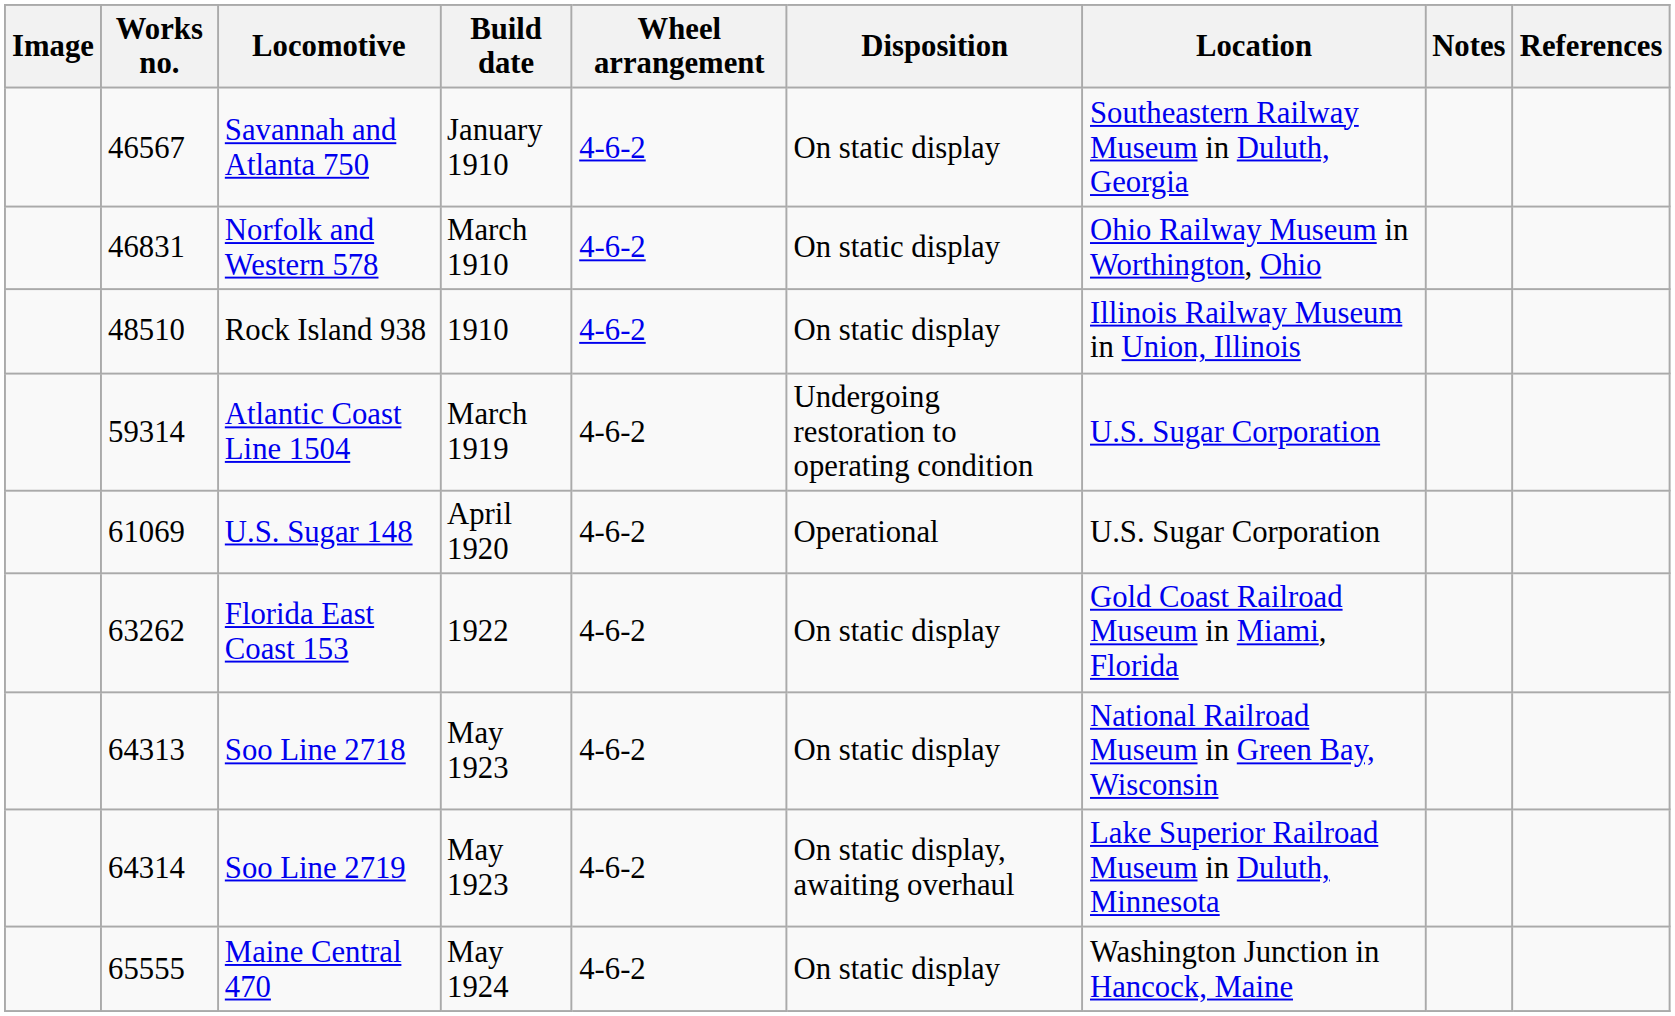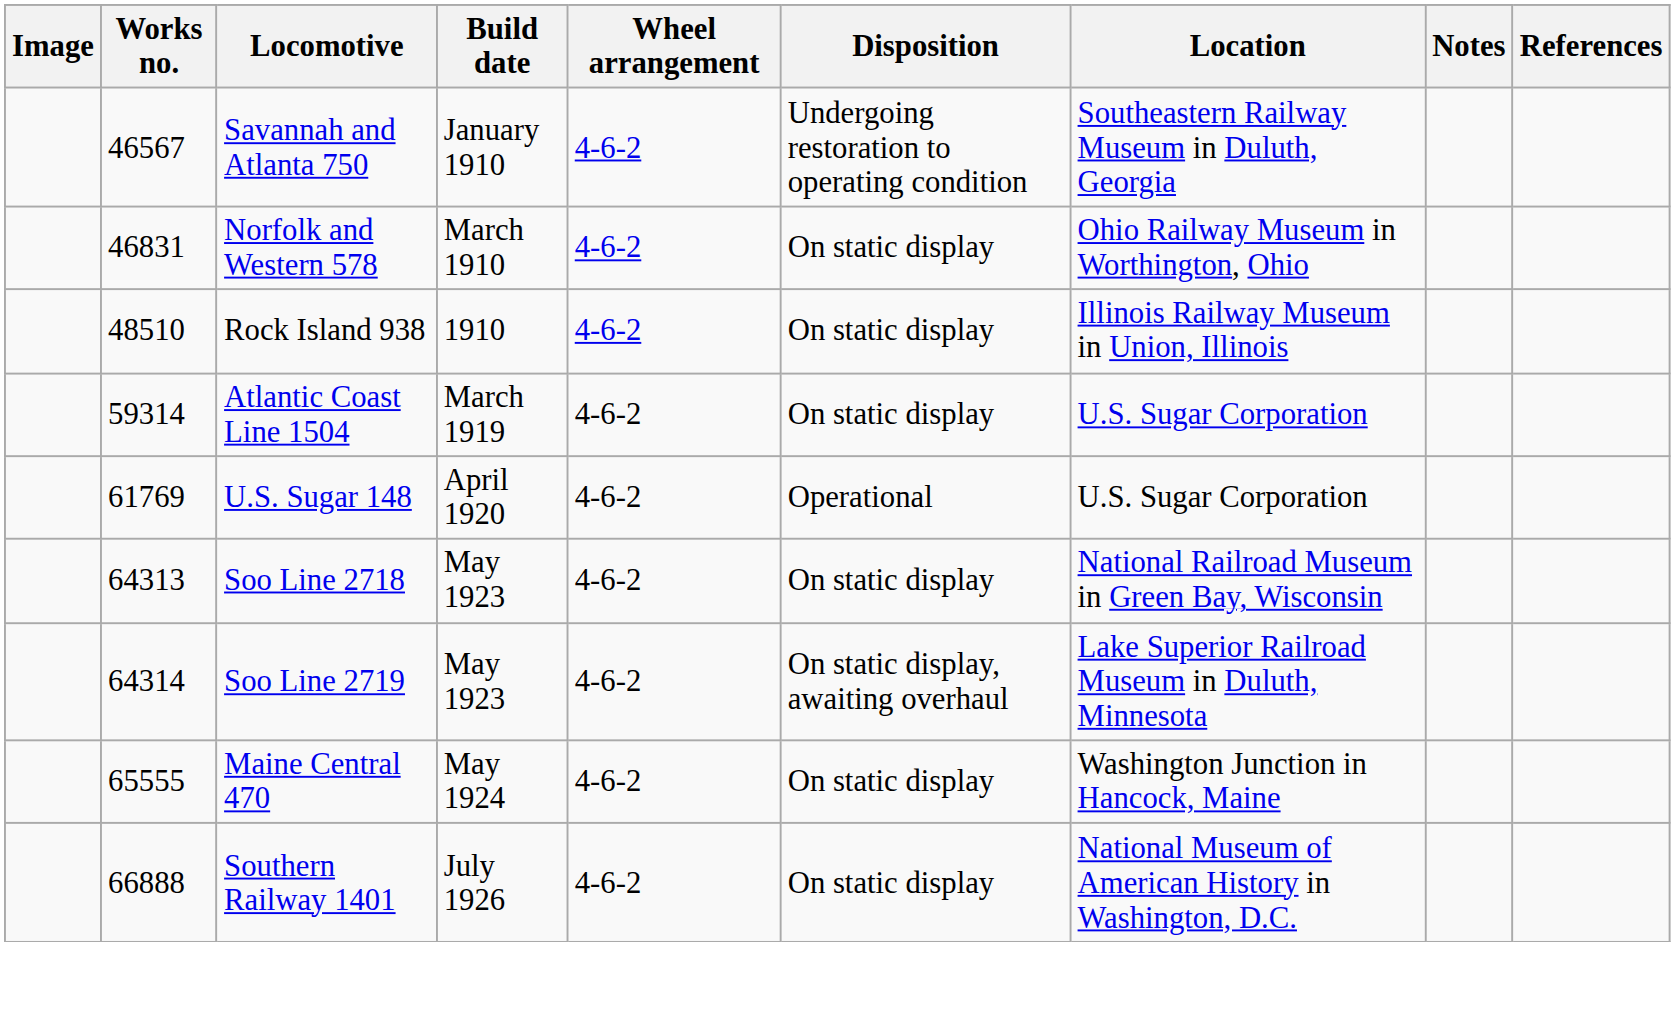(897, 146) On static display -> (908, 146) Undergoing restoration to operating condition
(913, 431) Undergoing restoration to operating condition -> (891, 413) On static display
(146, 531) 61069 -> (146, 497) 61769
- row: (299, 632)
+ row: (310, 882)
